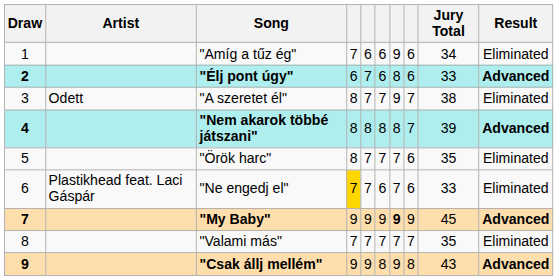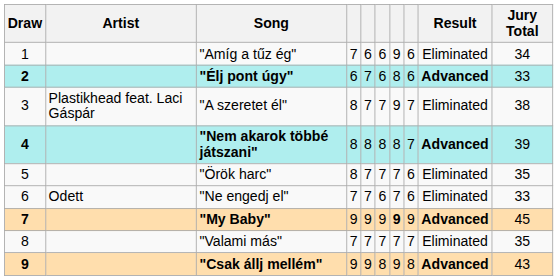columns swapped: (448, 23) <-> (516, 23)
(66, 98) Odett -> (116, 106) Plastikhead feat. Laci Gáspár
(116, 189) Plastikhead feat. Laci Gáspár -> (66, 197) Odett
(354, 189) gold background -> (354, 197) no background
